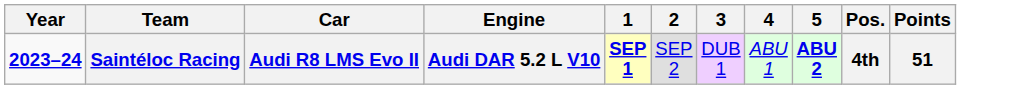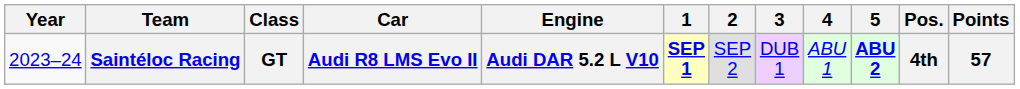+ column: (274, 19)
(45, 59) bold -> (45, 59) normal
(922, 59) 51 -> (981, 59) 57
